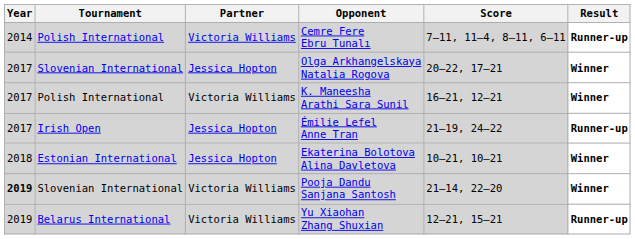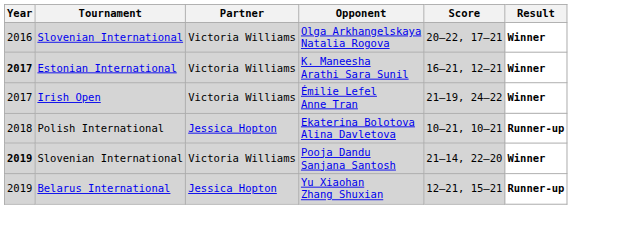- row: (336, 37)
(20, 67) 2017 -> (20, 37) 2016
(233, 67) Jessica Hopton -> (242, 37) Victoria Williams
(20, 98) normal -> (20, 67) bold
(101, 98) Polish International -> (107, 67) Estonian International
(233, 128) Jessica Hopton -> (242, 98) Victoria Williams
(599, 128) Runner-up -> (526, 98) Winner
(107, 158) Estonian International -> (101, 128) Polish International
(590, 158) Winner -> (536, 128) Runner-up
(242, 219) Victoria Williams -> (233, 188) Jessica Hopton
